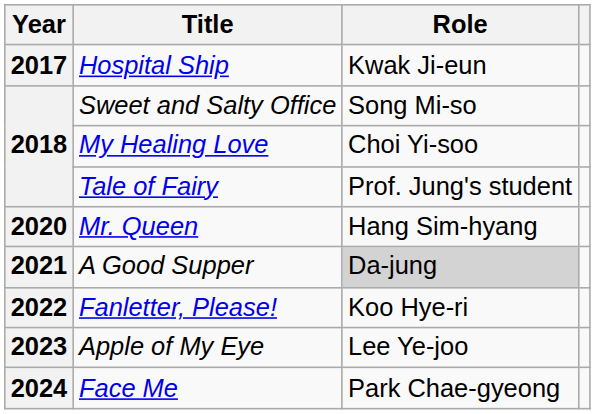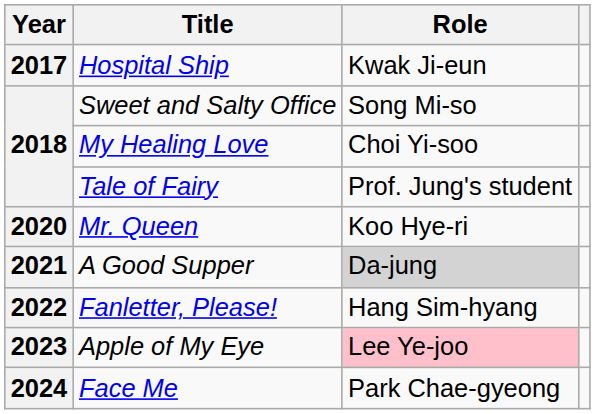(443, 226) Hang Sim-hyang -> (408, 226) Koo Hye-ri
(408, 307) Koo Hye-ri -> (443, 307) Hang Sim-hyang
(408, 347) no background -> (408, 347) pink background
